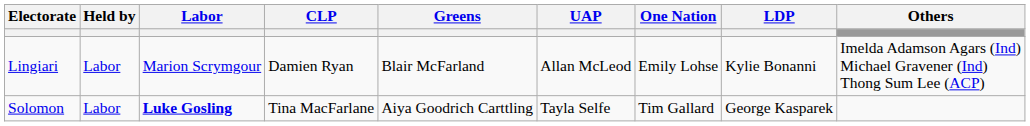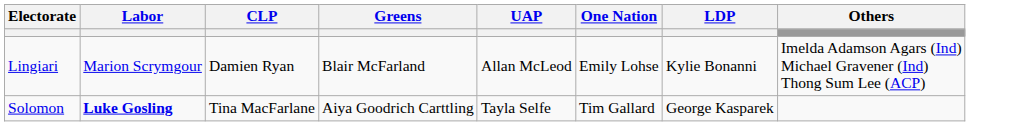- column: (109, 33)
